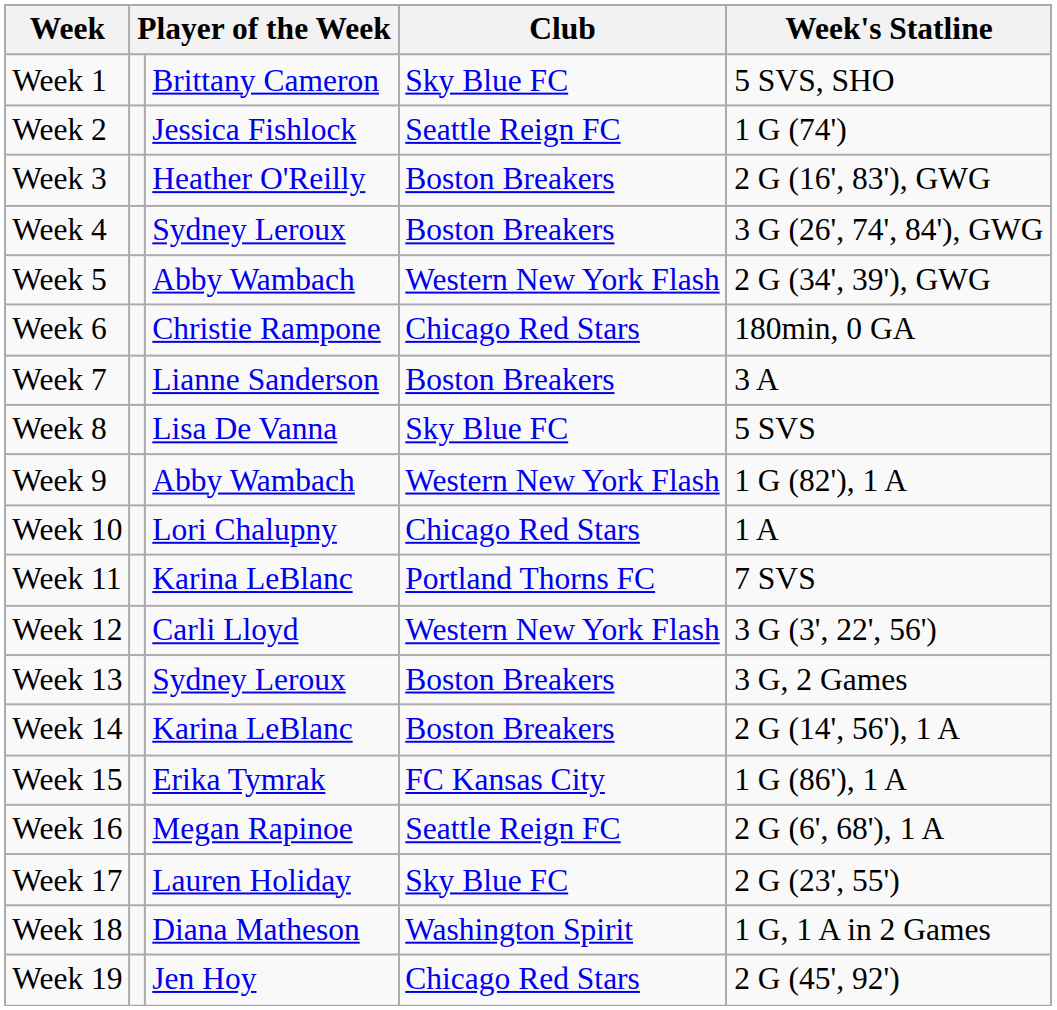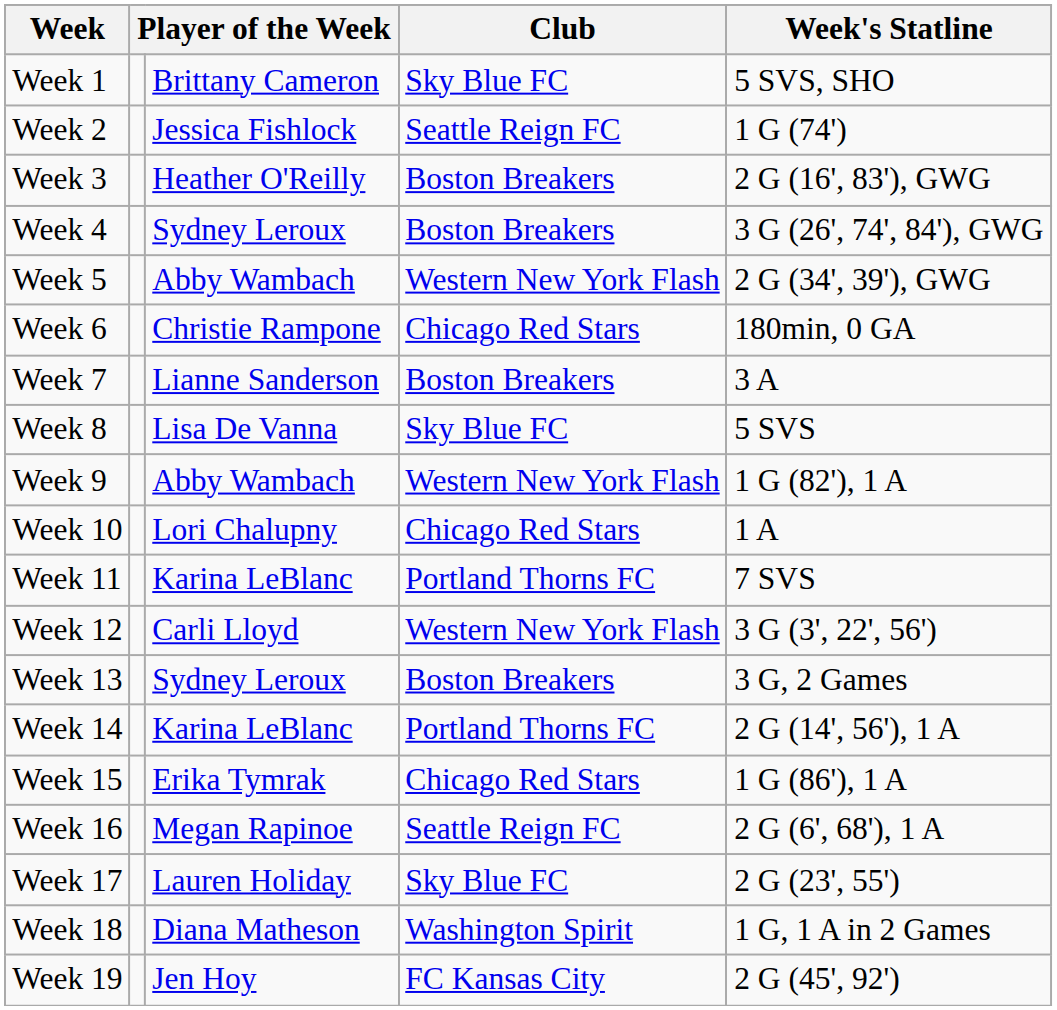(510, 729) Boston Breakers -> (530, 729) Portland Thorns FC
(505, 779) FC Kansas City -> (523, 779) Chicago Red Stars
(523, 979) Chicago Red Stars -> (505, 979) FC Kansas City
